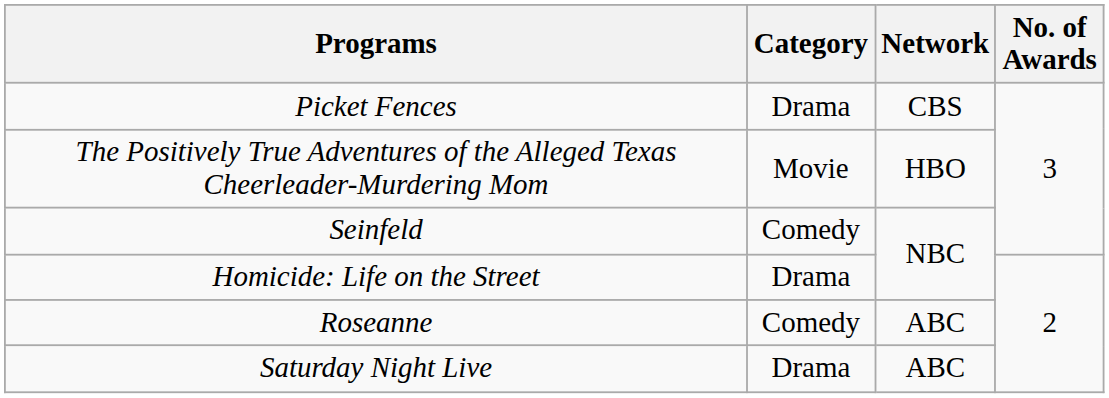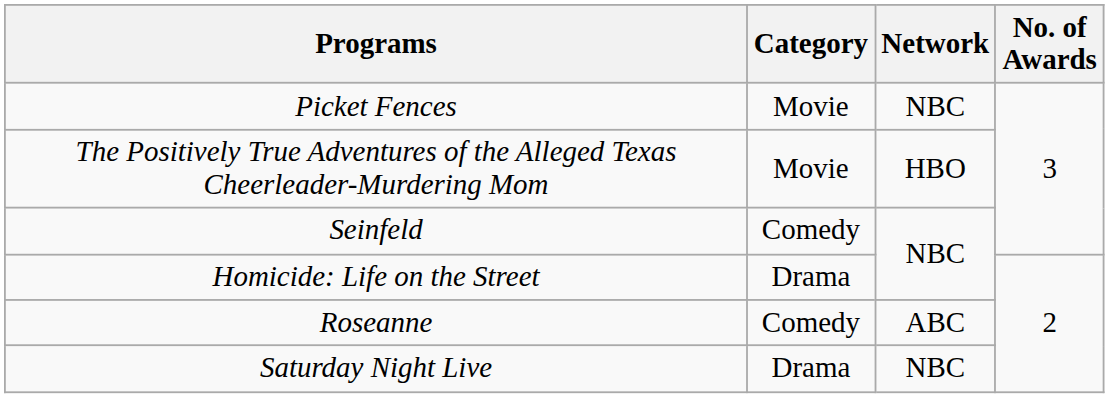(811, 105) Drama -> (811, 105) Movie
(935, 105) CBS -> (935, 105) NBC
(935, 368) ABC -> (935, 368) NBC
